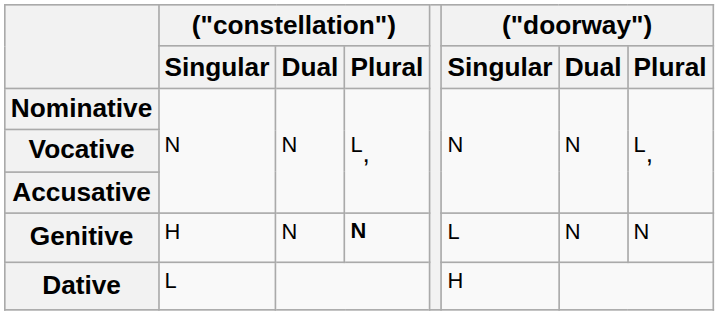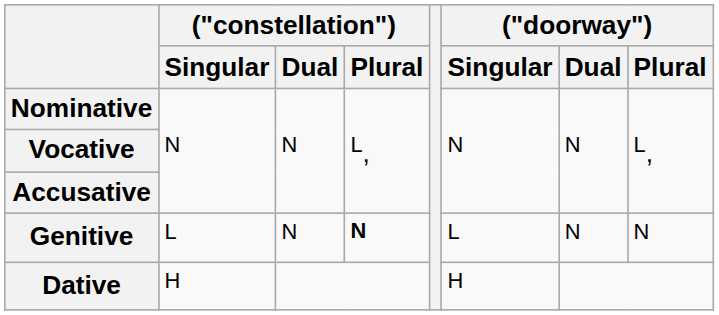(172, 231) H -> (170, 231) L
(170, 280) L -> (172, 280) H
